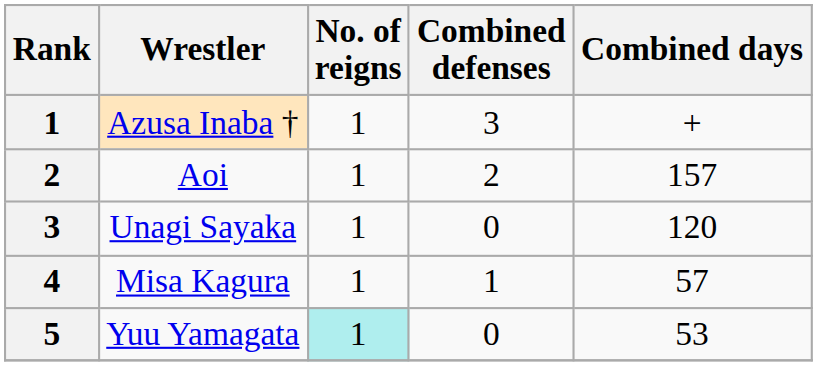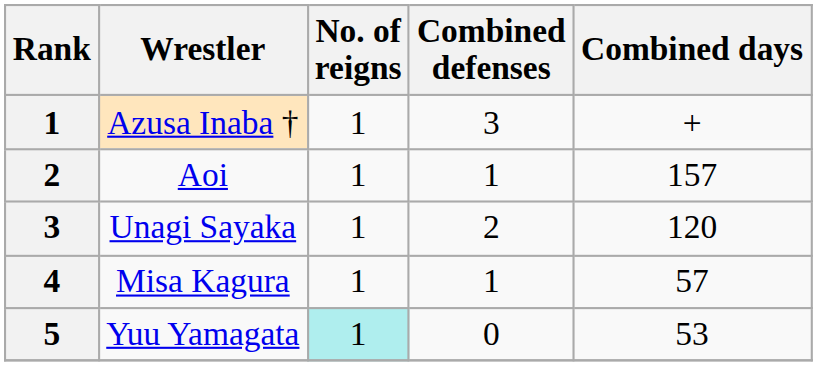(491, 174) 2 -> (491, 174) 1
(491, 227) 0 -> (491, 227) 2
